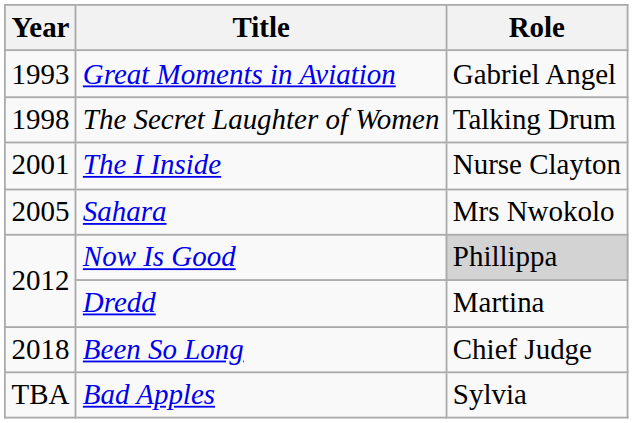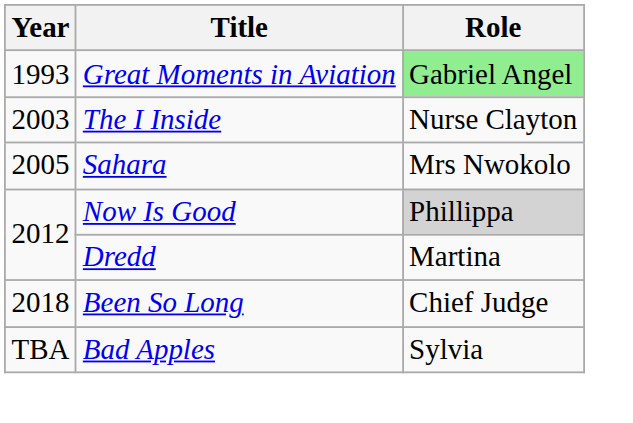(534, 73) no background -> (491, 73) lightgreen background
- row: (261, 119)
(41, 165) 2001 -> (41, 119) 2003
